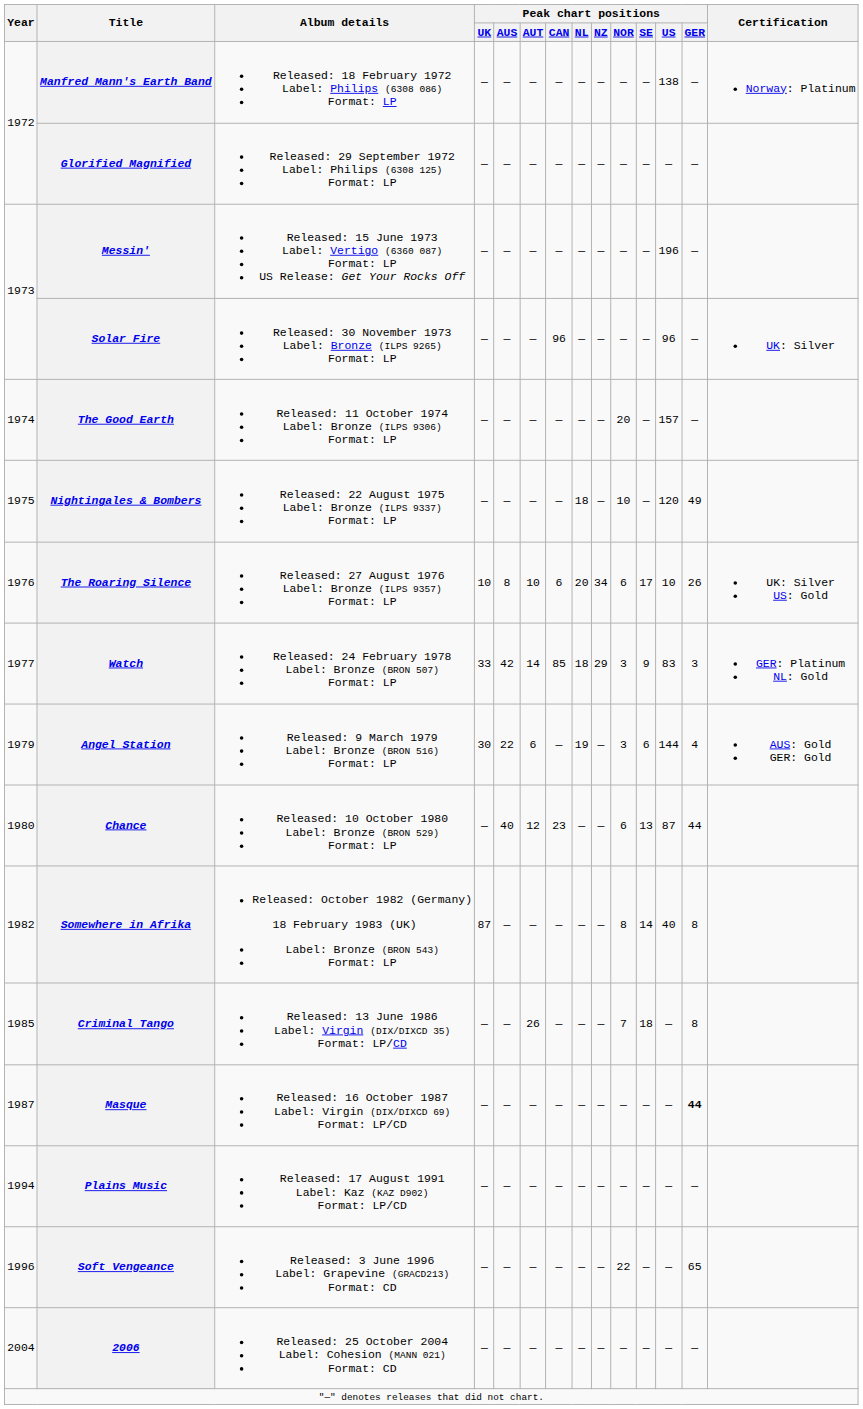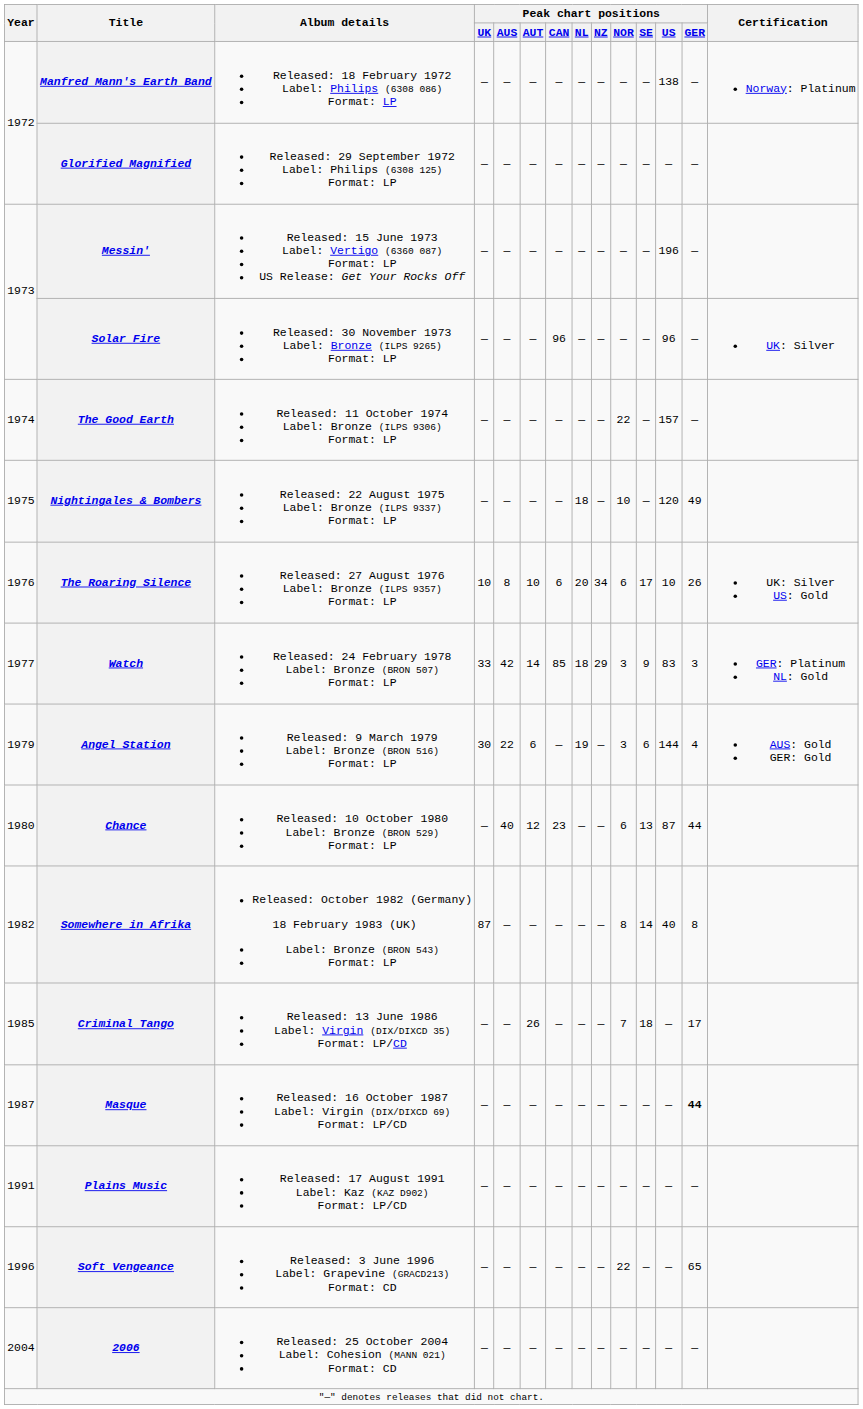(623, 420) 20 -> (623, 420) 22
(695, 1024) 8 -> (695, 1024) 17
(21, 1186) 1994 -> (21, 1186) 1991
